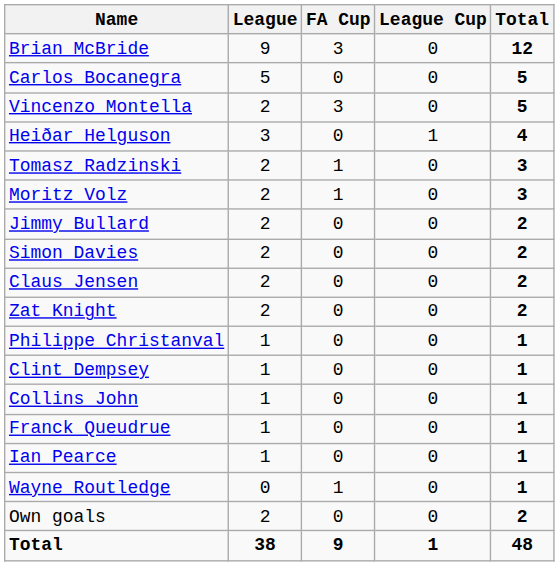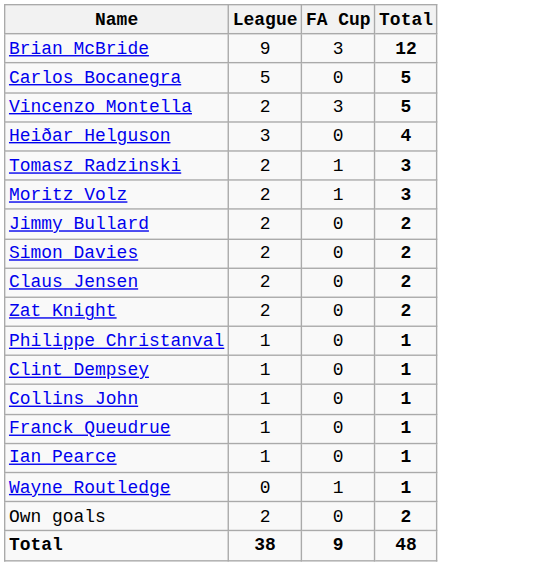- column: (433, 19)
